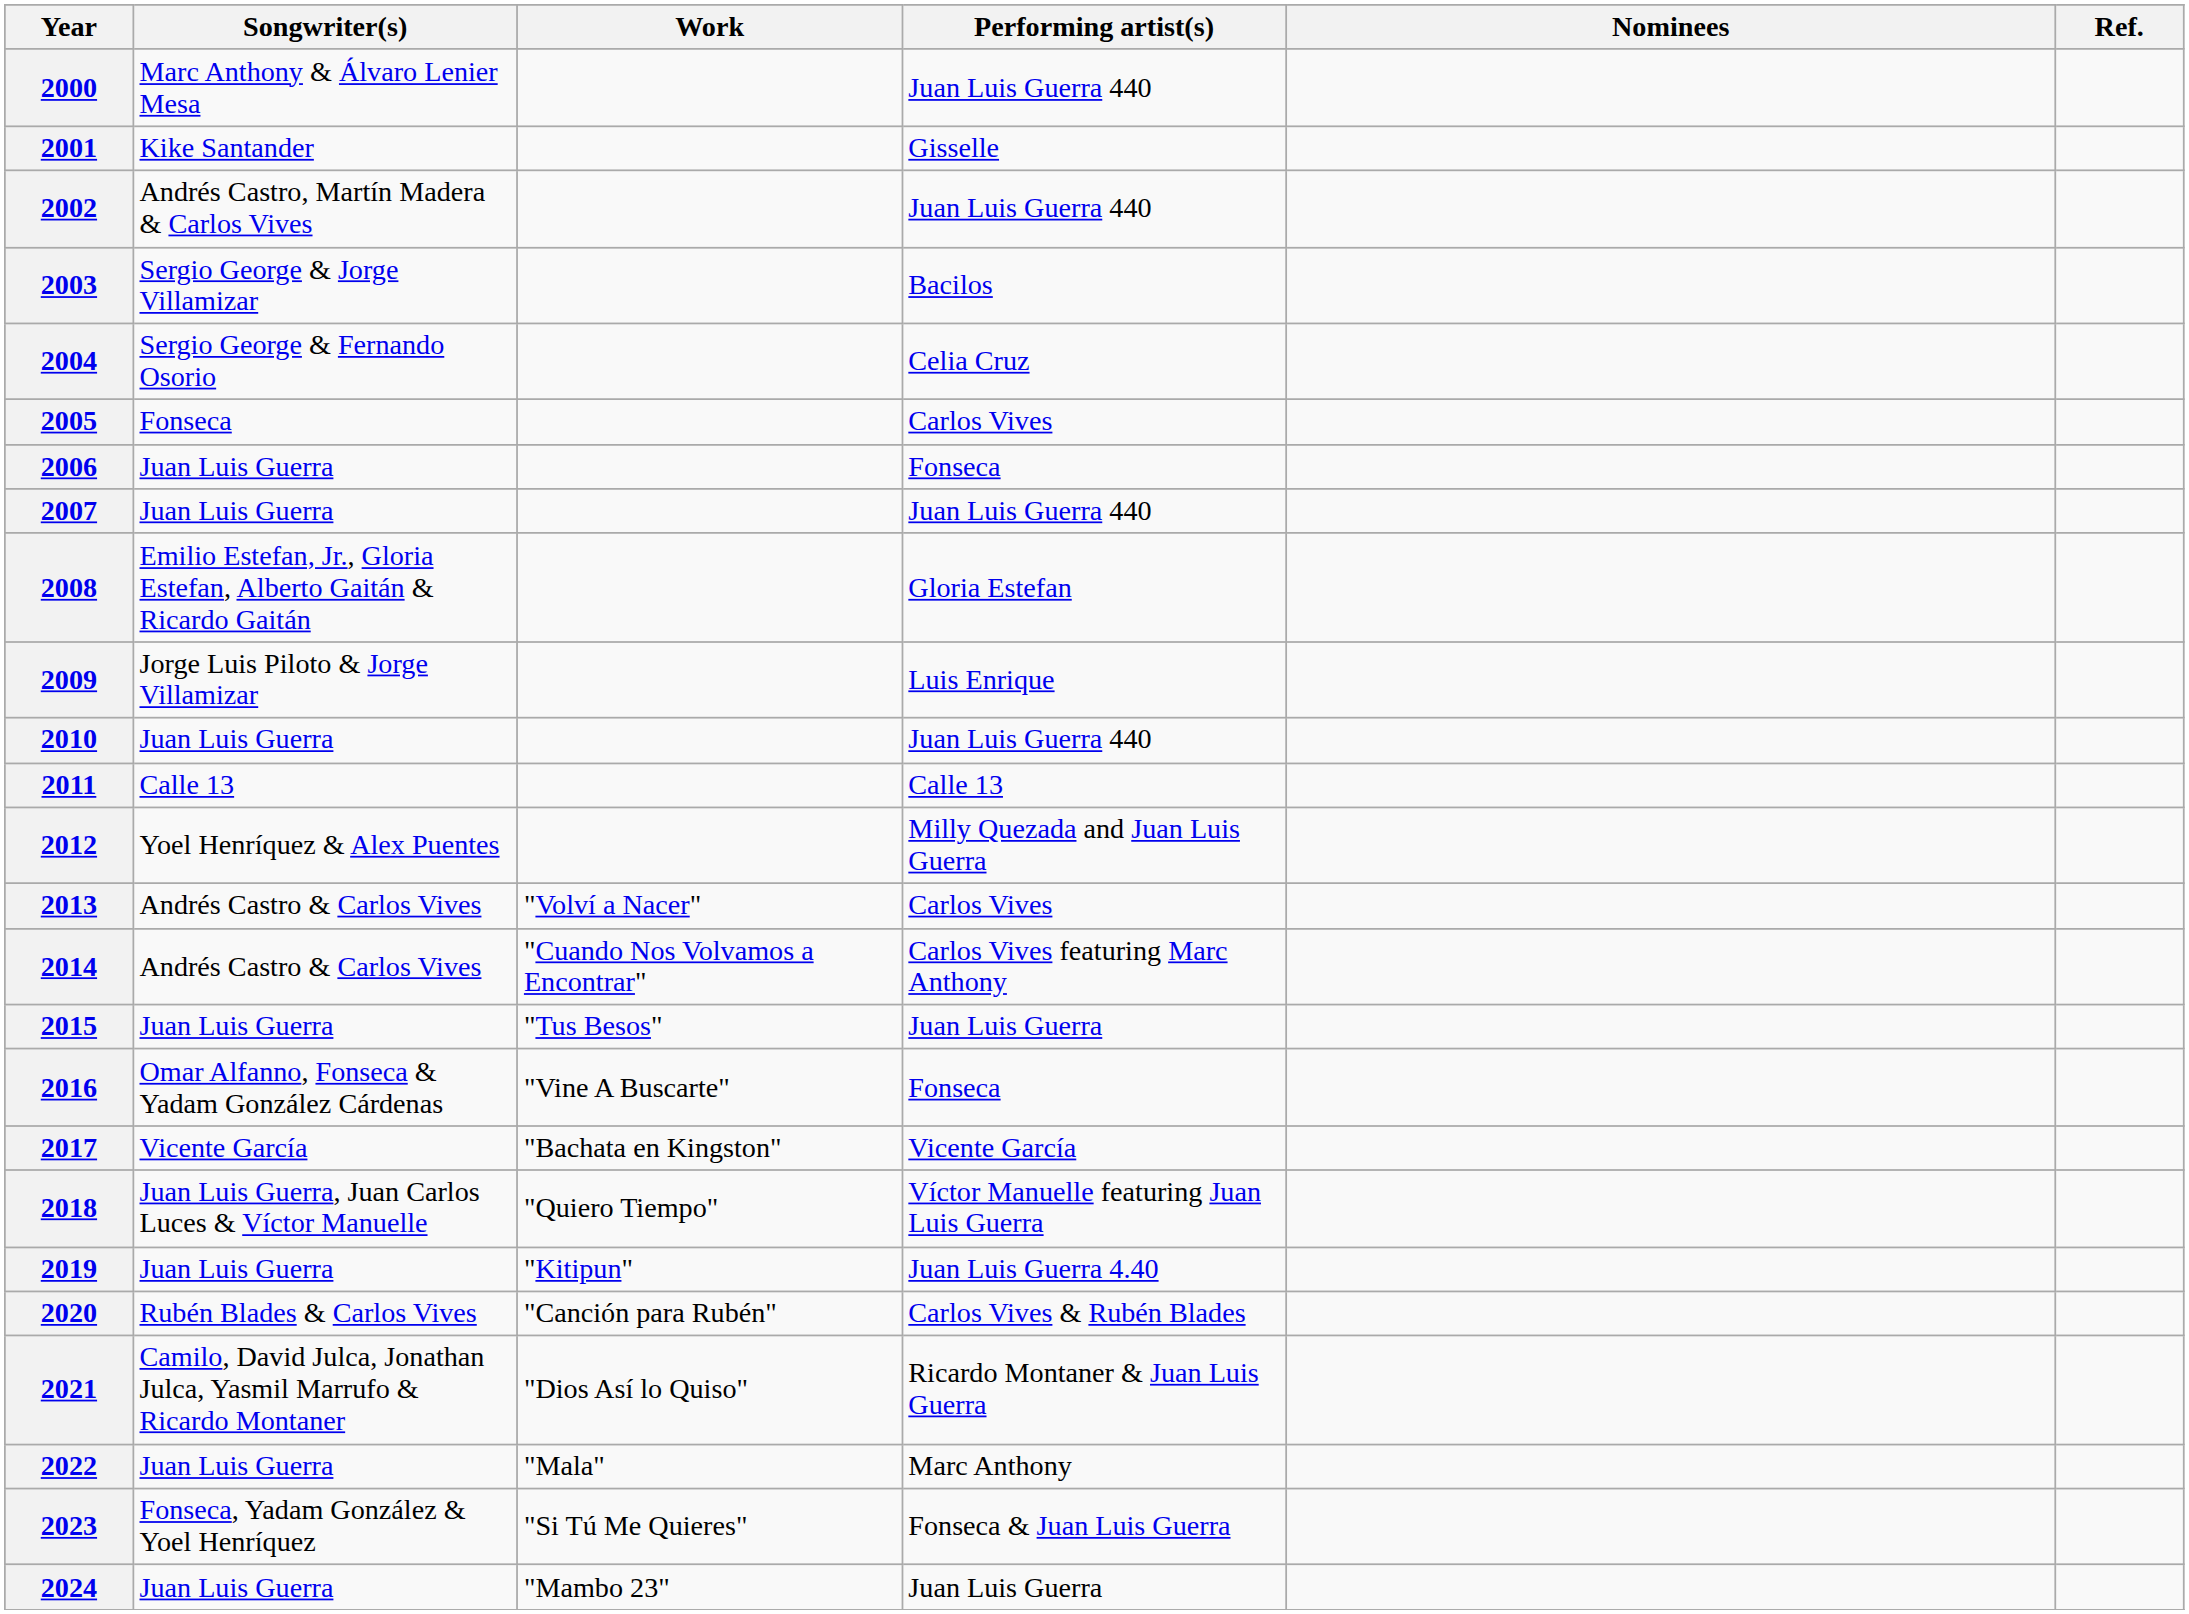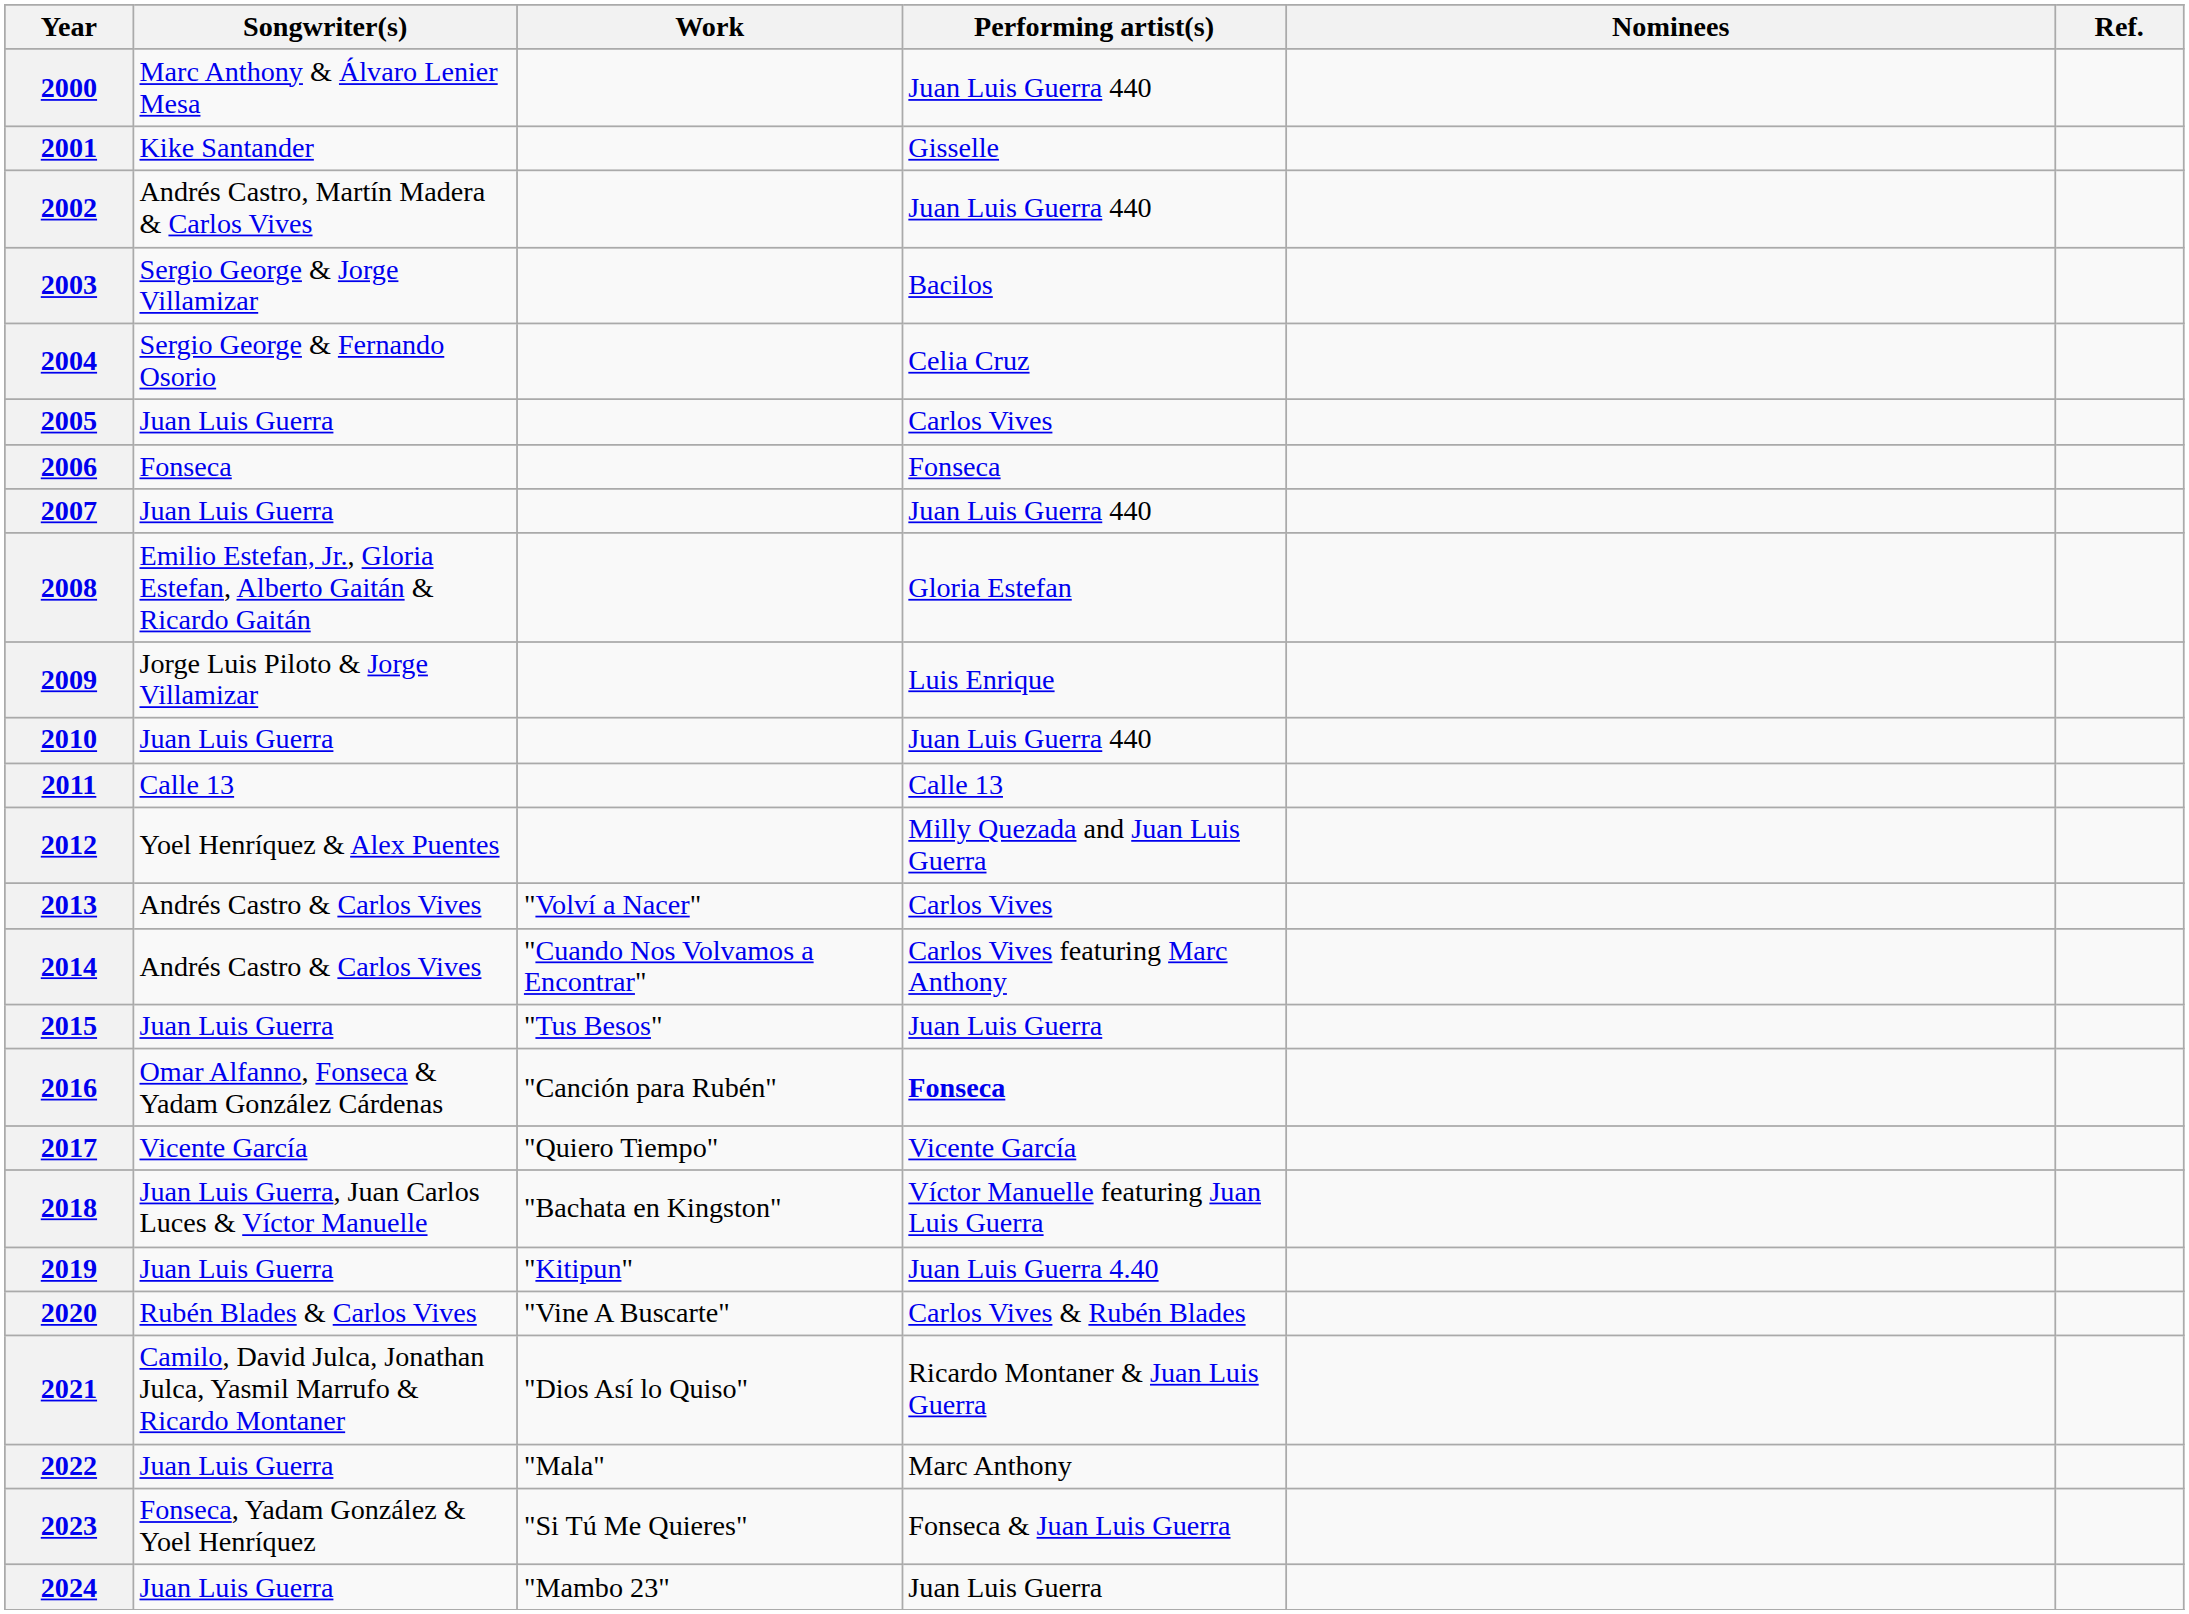(186, 421) Fonseca -> (236, 421) Juan Luis Guerra
(236, 466) Juan Luis Guerra -> (186, 466) Fonseca
(627, 1087) "Vine A Buscarte" -> (650, 1087) "Canción para Rubén"
(954, 1087) normal -> (957, 1087) bold
(653, 1147) "Bachata en Kingston" -> (621, 1147) "Quiero Tiempo"
(621, 1208) "Quiero Tiempo" -> (653, 1208) "Bachata en Kingston"
(650, 1313) "Canción para Rubén" -> (627, 1313) "Vine A Buscarte"
